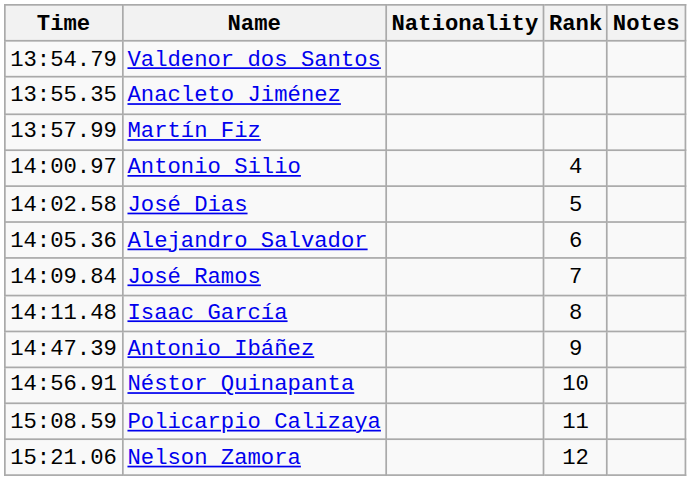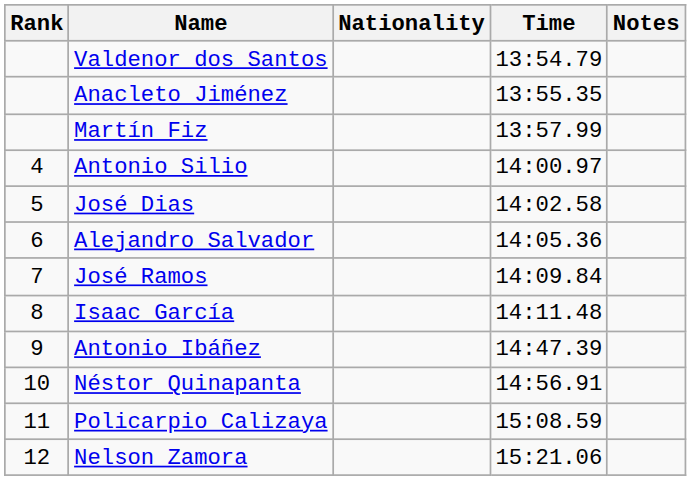columns swapped: (576, 23) <-> (64, 23)
